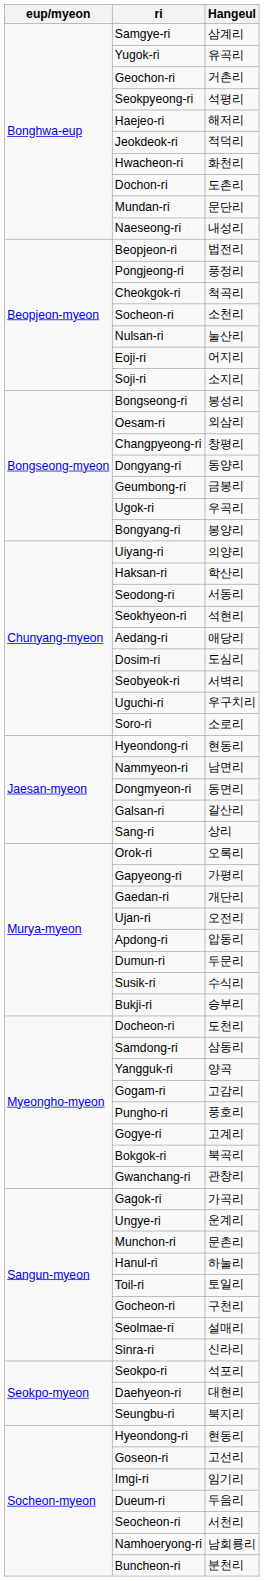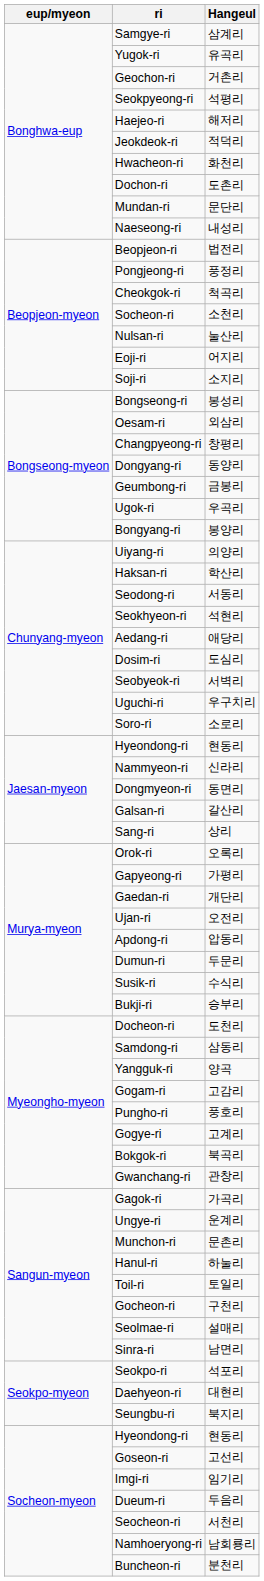(226, 767) 남면리 -> (226, 767) 신라리
(226, 1349) 신라리 -> (226, 1349) 남면리
